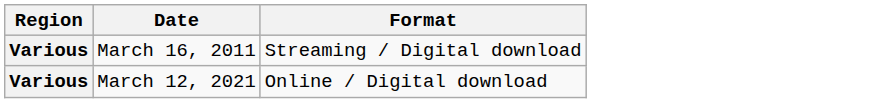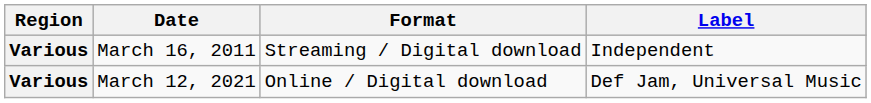+ column: (726, 20)
